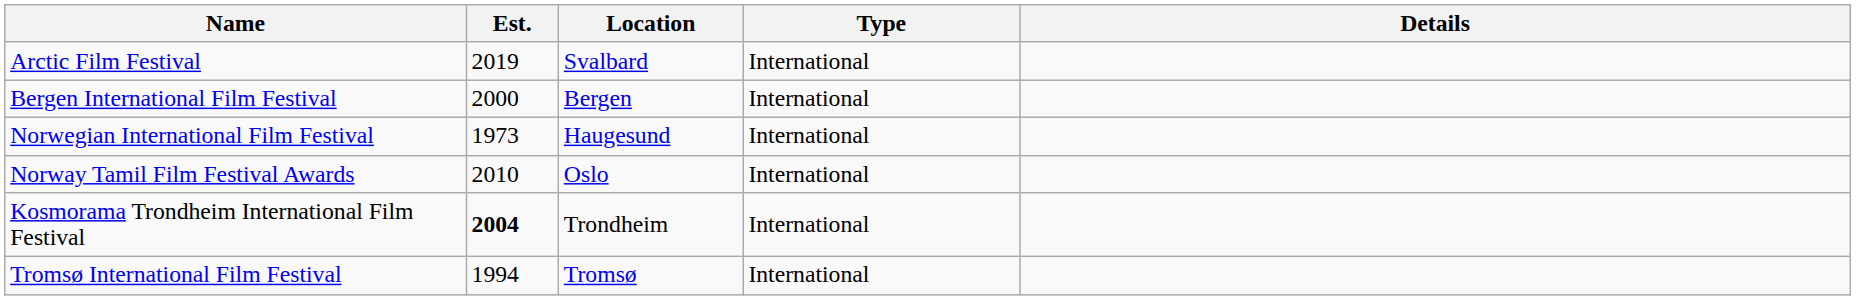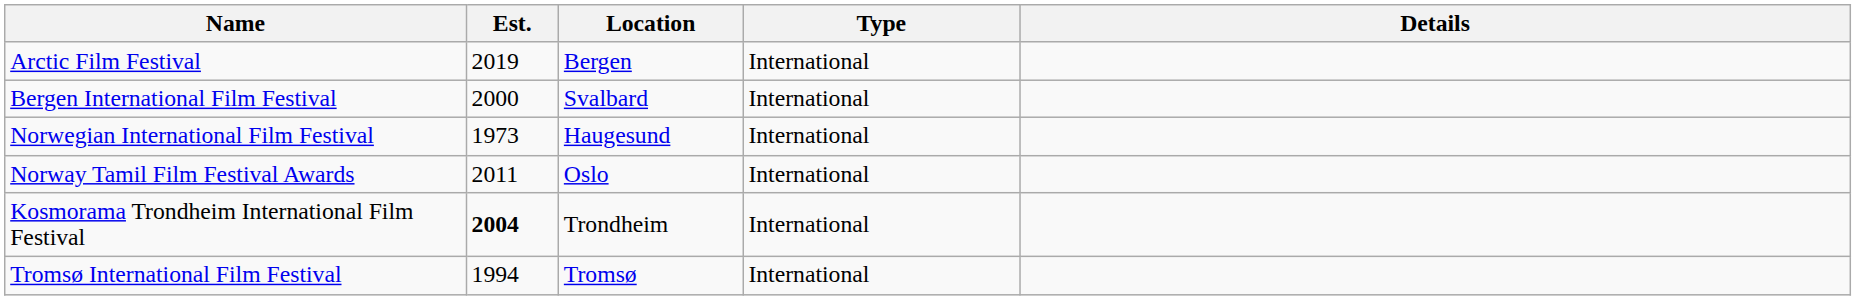(606, 60) Svalbard -> (598, 60) Bergen
(598, 98) Bergen -> (606, 98) Svalbard
(495, 173) 2010 -> (495, 173) 2011
